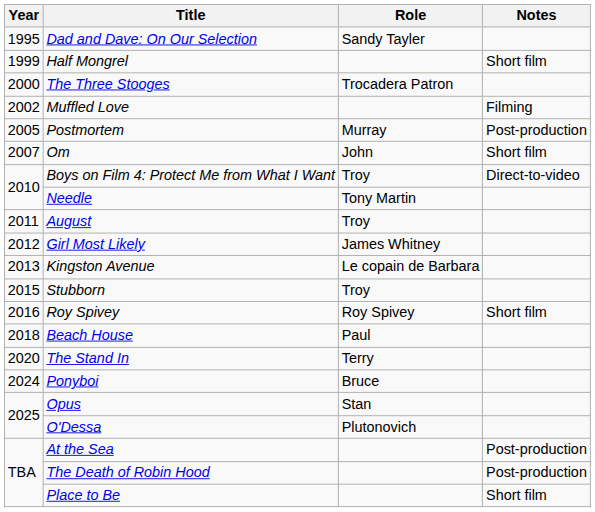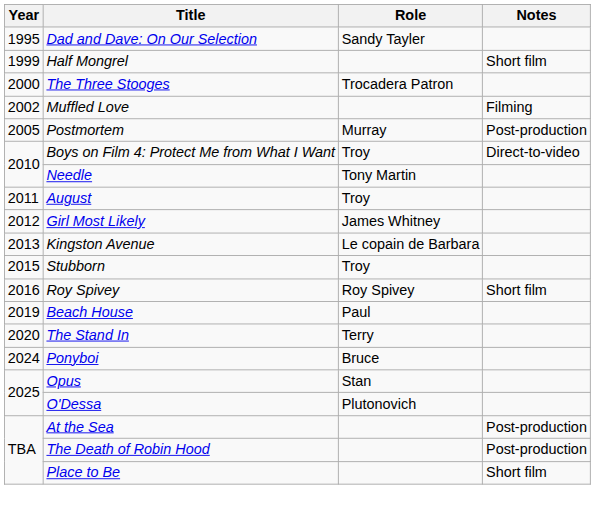- row: (58, 152)
(24, 335) 2018 -> (24, 312) 2019
